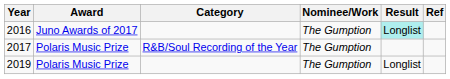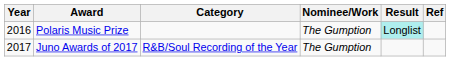(87, 30) Juno Awards of 2017 -> (82, 30) Polaris Music Prize
(82, 47) Polaris Music Prize -> (87, 47) Juno Awards of 2017
- row: (19, 64)
